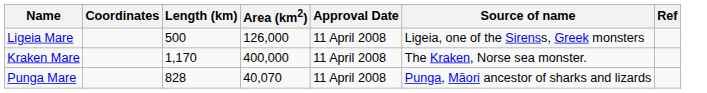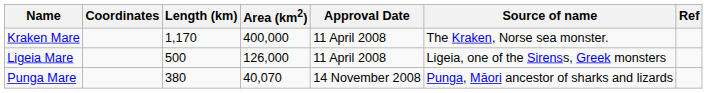rows swapped: (43, 58) <-> (40, 37)
(176, 78) 828 -> (176, 78) 380
(350, 78) 11 April 2008 -> (367, 78) 14 November 2008
